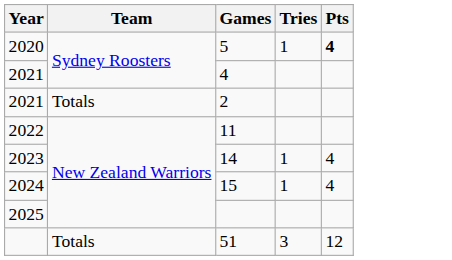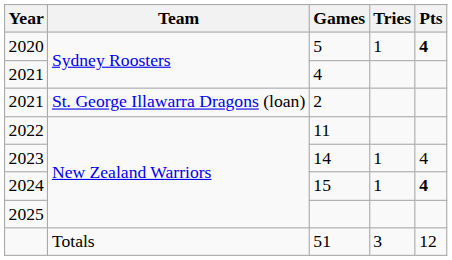(73, 102) Totals -> (179, 102) St. George Illawarra Dragons (loan)
(330, 185) normal -> (424, 185) bold
